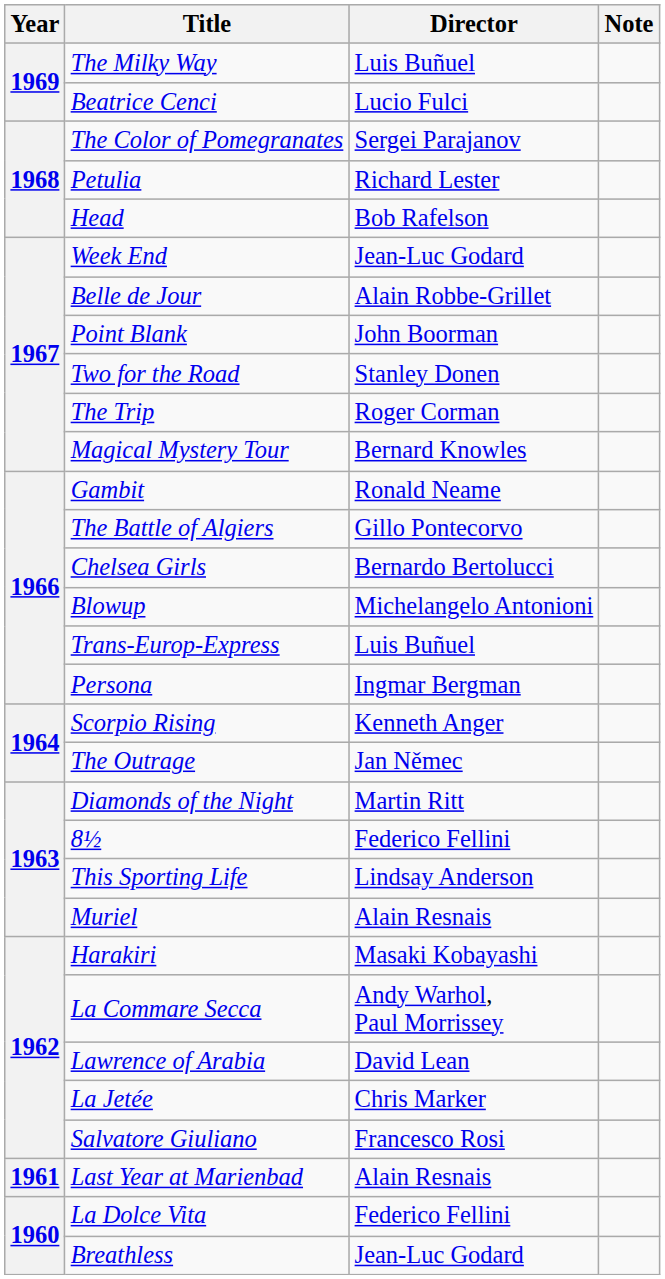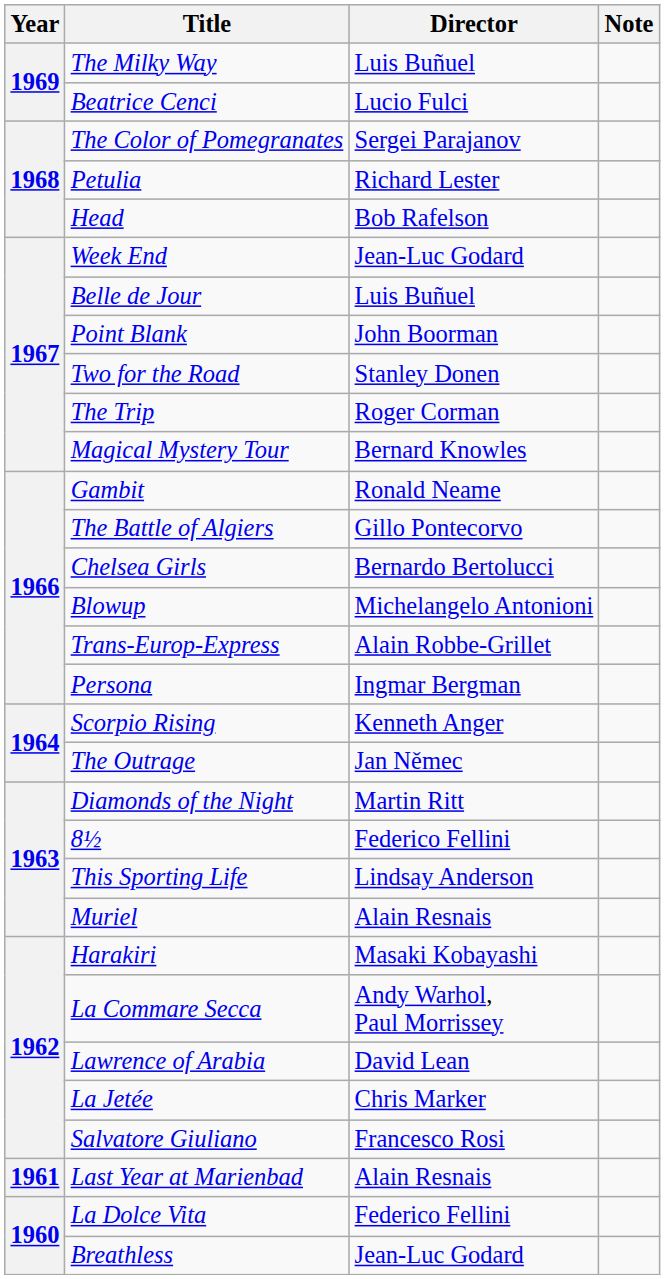(453, 295) Alain Robbe-Grillet -> (415, 295) Luis Buñuel
(415, 645) Luis Buñuel -> (453, 645) Alain Robbe-Grillet
